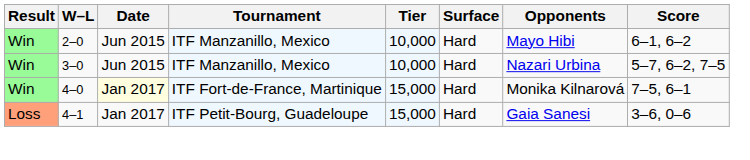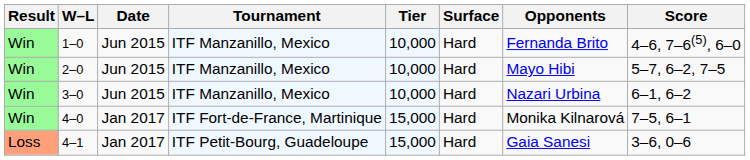+ row: (73, 44)
(661, 41) 6–1, 6–2 -> (678, 69) 5–7, 6–2, 7–5
(678, 65) 5–7, 6–2, 7–5 -> (661, 93) 6–1, 6–2
(133, 89) lightyellow background -> (133, 118) no background
